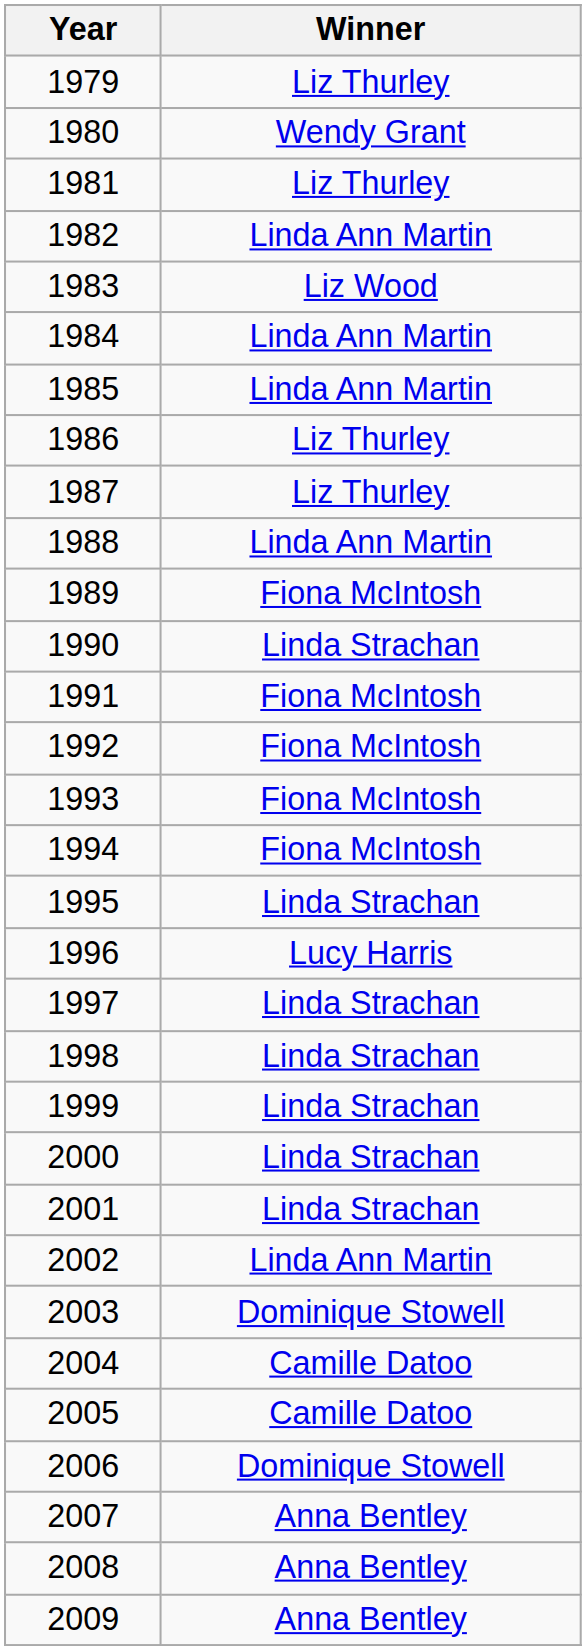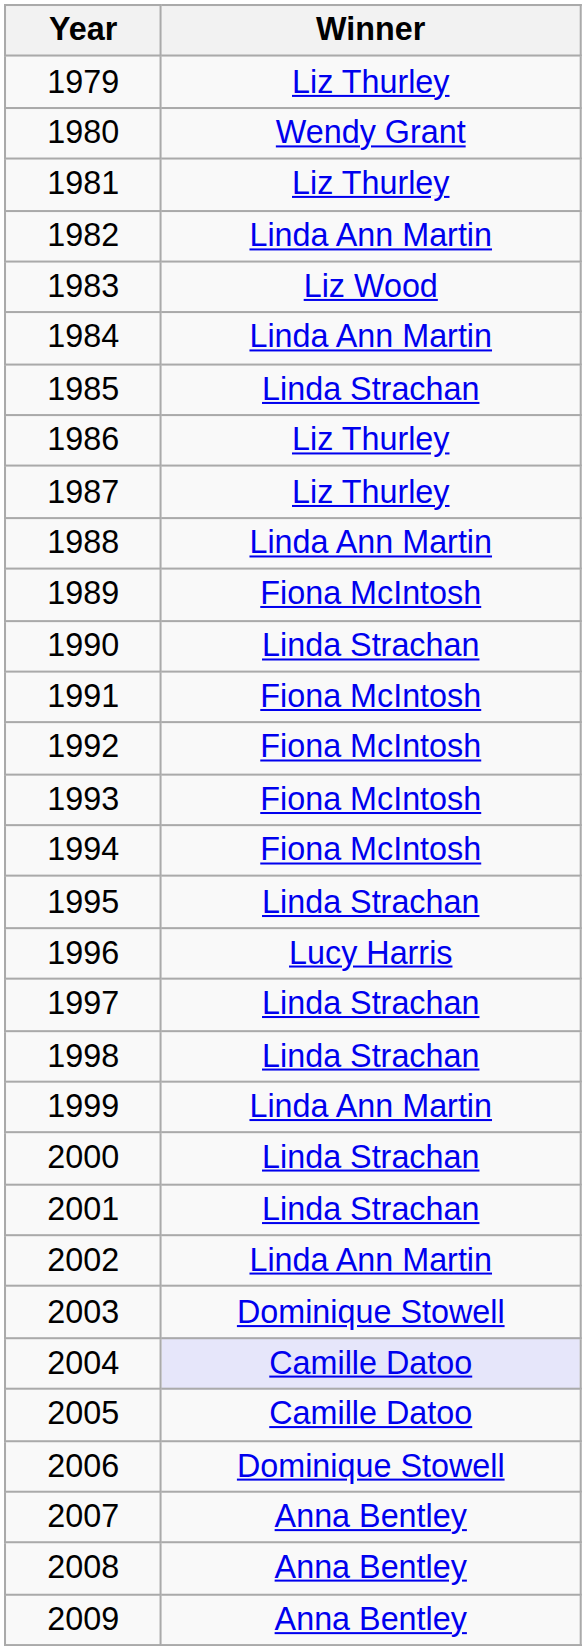(371, 388) Linda Ann Martin -> (371, 388) Linda Strachan
(371, 1106) Linda Strachan -> (371, 1106) Linda Ann Martin
(371, 1362) no background -> (371, 1362) lavender background
